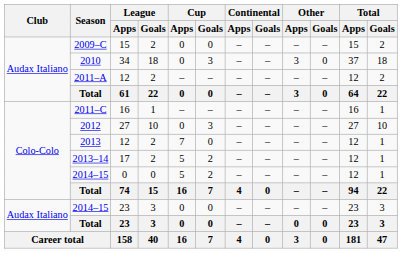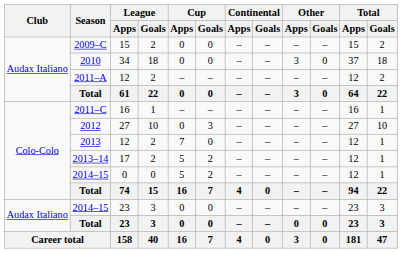(210, 61) 3 -> (210, 61) 0
